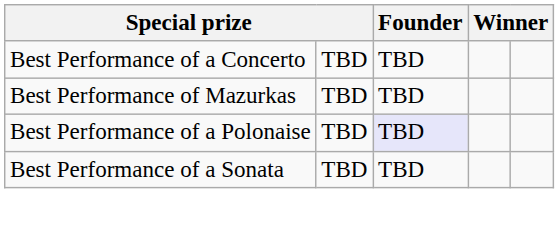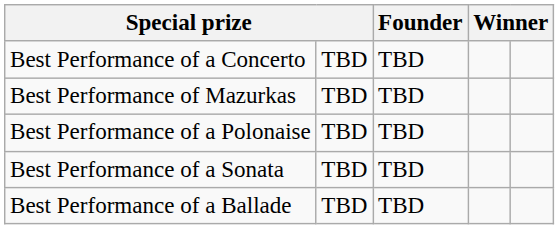(401, 132) lavender background -> (401, 132) no background
+ row: (151, 205)
